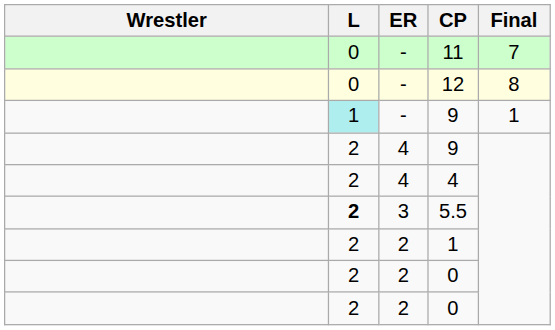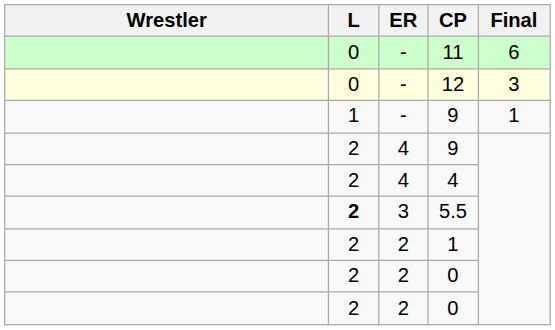(514, 52) 7 -> (514, 52) 6
(514, 84) 8 -> (514, 84) 3
(354, 116) paleturquoise background -> (354, 116) no background
